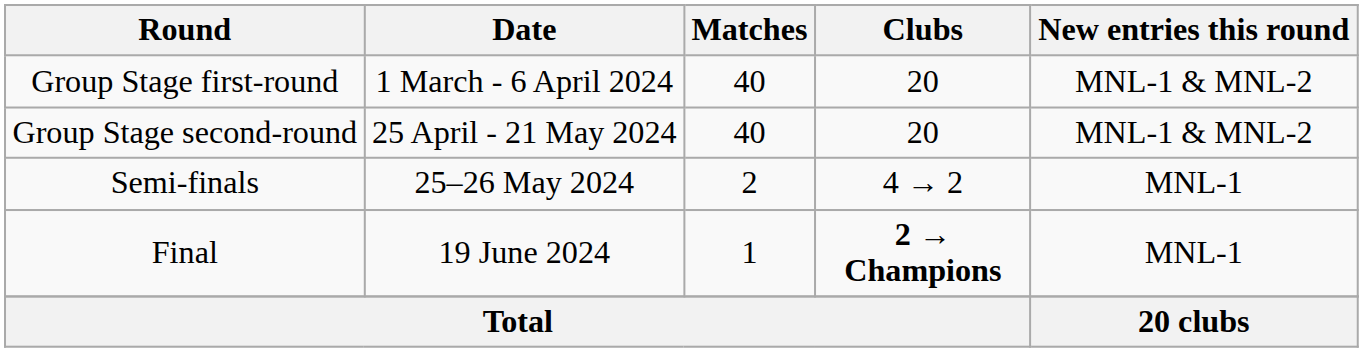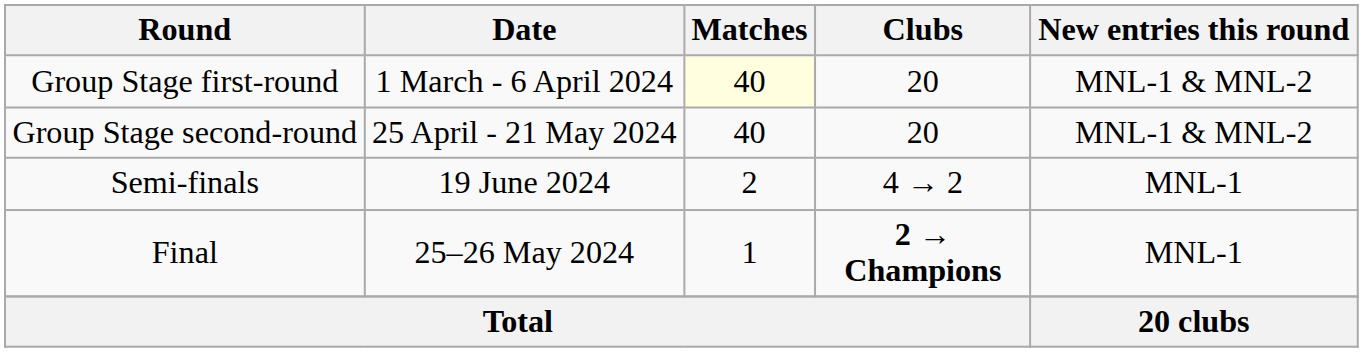(749, 81) no background -> (749, 81) lightyellow background
(524, 183) 25–26 May 2024 -> (524, 183) 19 June 2024
(524, 252) 19 June 2024 -> (524, 252) 25–26 May 2024
